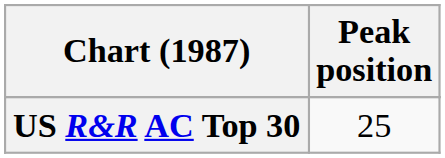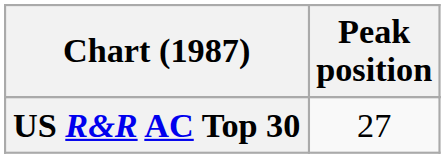(374, 124) 25 -> (374, 124) 27
